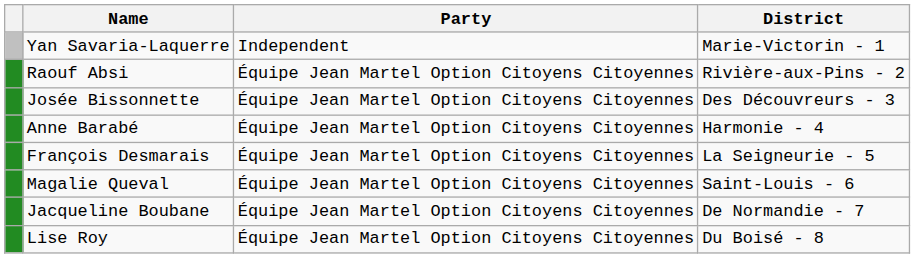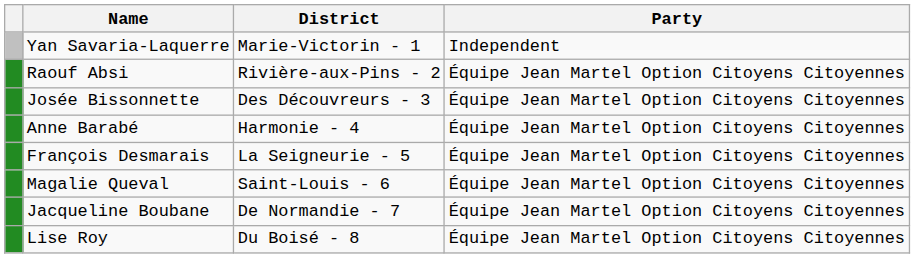columns swapped: (804, 18) <-> (466, 18)
